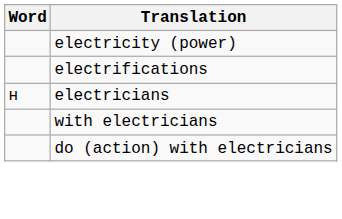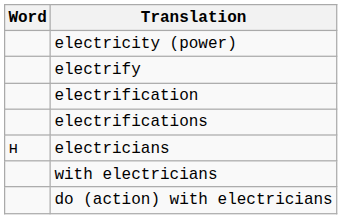+ row: (98, 70)
+ row: (126, 96)
